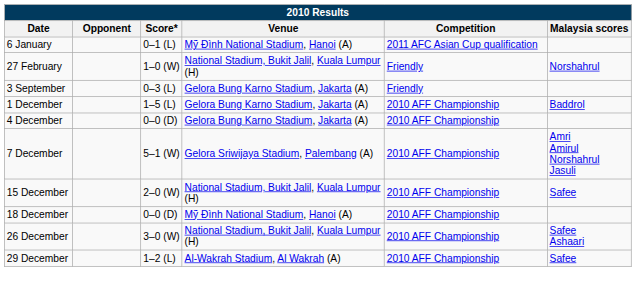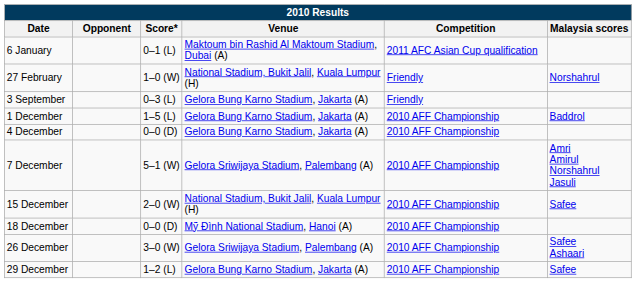(268, 45) Mỹ Đình National Stadium, Hanoi (A) -> (281, 51) Maktoum bin Rashid Al Maktoum Stadium, Dubai (A)
(283, 237) National Stadium, Bukit Jalil, Kuala Lumpur (H) -> (279, 248) Gelora Sriwijaya Stadium, Palembang (A)
(263, 259) Al-Wakrah Stadium, Al Wakrah (A) -> (276, 270) Gelora Bung Karno Stadium, Jakarta (A)
